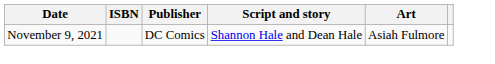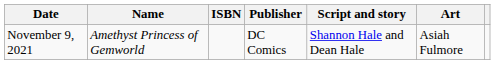+ column: (148, 14)
